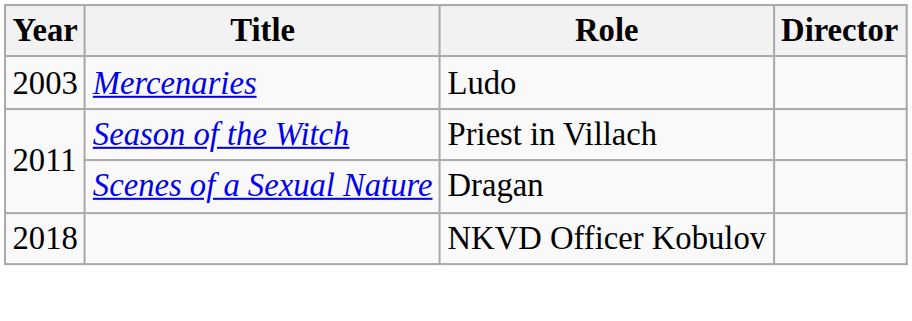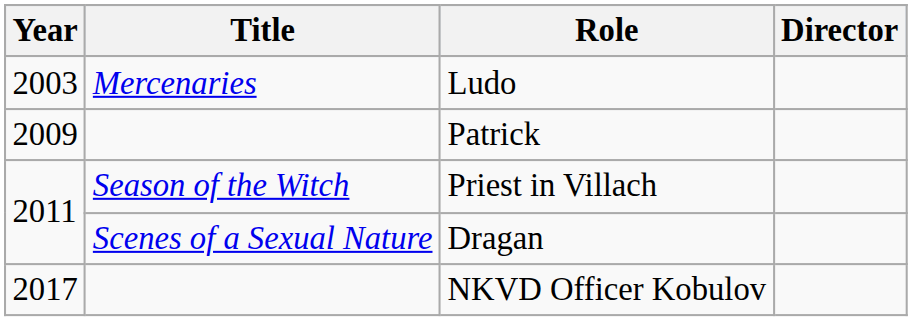+ row: (494, 133)
(45, 237) 2018 -> (45, 289) 2017
